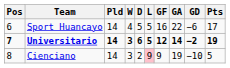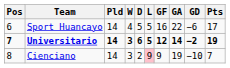(210, 56) 5 -> (210, 56) 7
